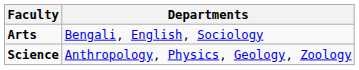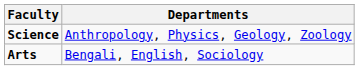rows swapped: (22, 34) <-> (33, 54)
